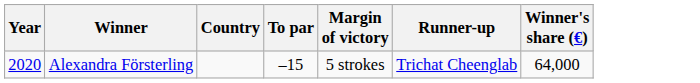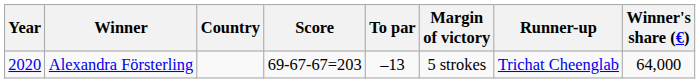+ column: (315, 27)
(291, 64) –15 -> (392, 64) –13
